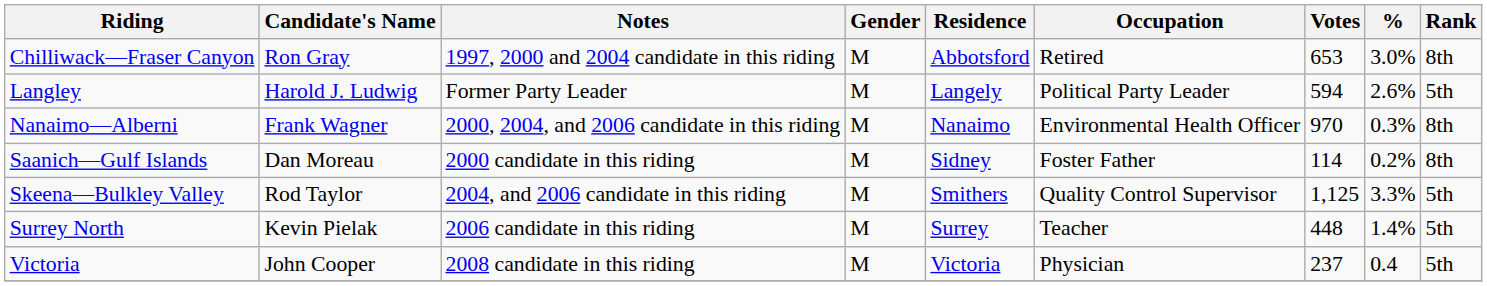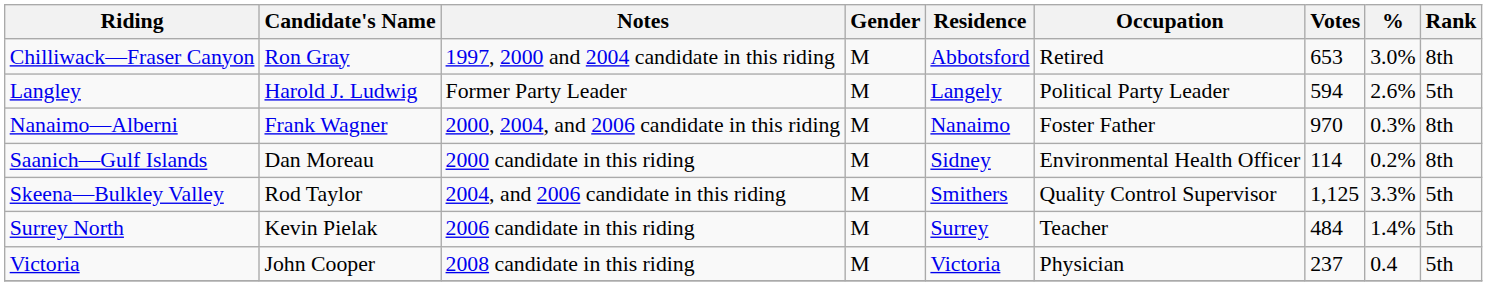(1170, 125) Environmental Health Officer -> (1097, 125) Foster Father
(1097, 159) Foster Father -> (1170, 159) Environmental Health Officer
(1327, 228) 448 -> (1327, 228) 484
